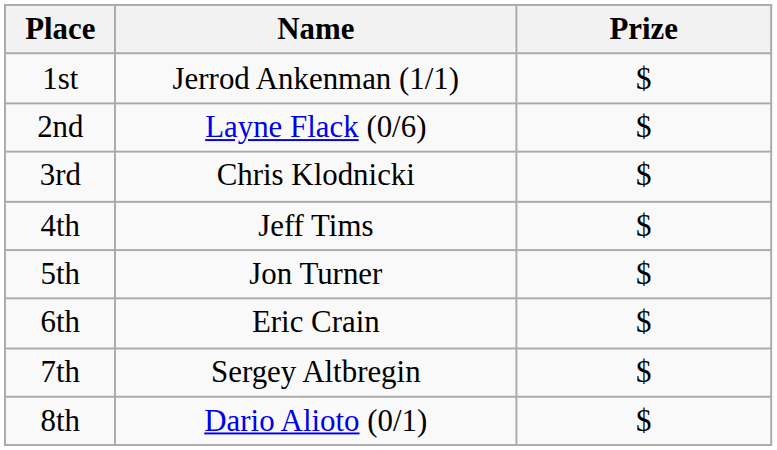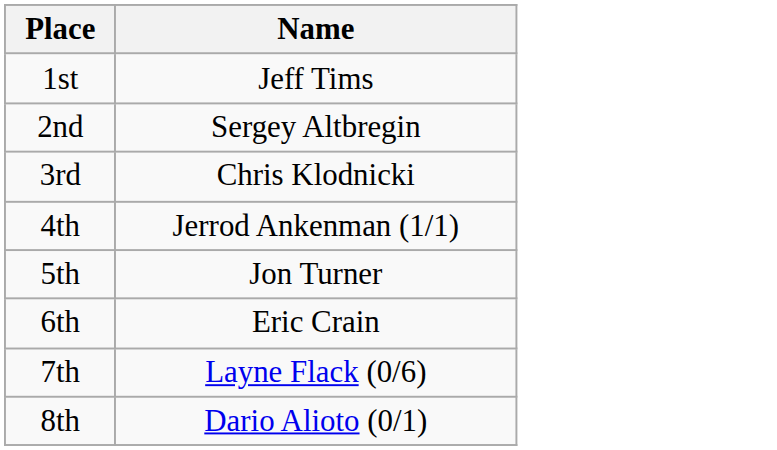- column: (644, 28)
(316, 77) Jerrod Ankenman (1/1) -> (316, 77) Jeff Tims
(316, 126) Layne Flack (0/6) -> (316, 126) Sergey Altbregin
(316, 224) Jeff Tims -> (316, 224) Jerrod Ankenman (1/1)
(316, 371) Sergey Altbregin -> (316, 371) Layne Flack (0/6)
